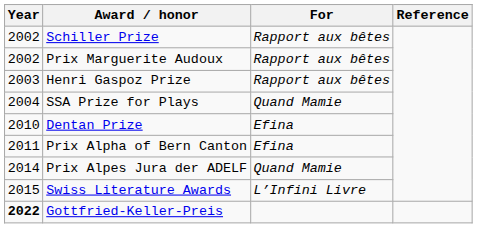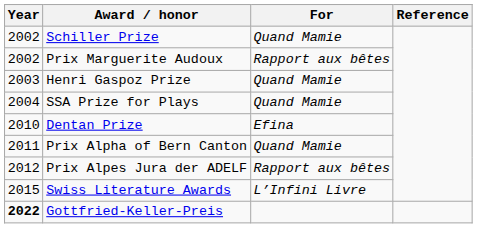(322, 37) Rapport aux bêtes -> (298, 37) Quand Mamie
(322, 81) Rapport aux bêtes -> (298, 81) Quand Mamie
(274, 146) Efina -> (298, 146) Quand Mamie
(24, 168) 2014 -> (24, 168) 2012
(298, 168) Quand Mamie -> (322, 168) Rapport aux bêtes
